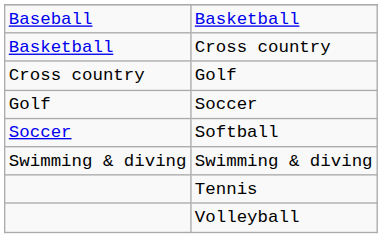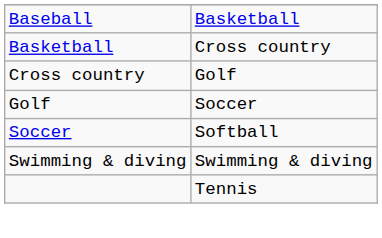- row: (247, 218)
